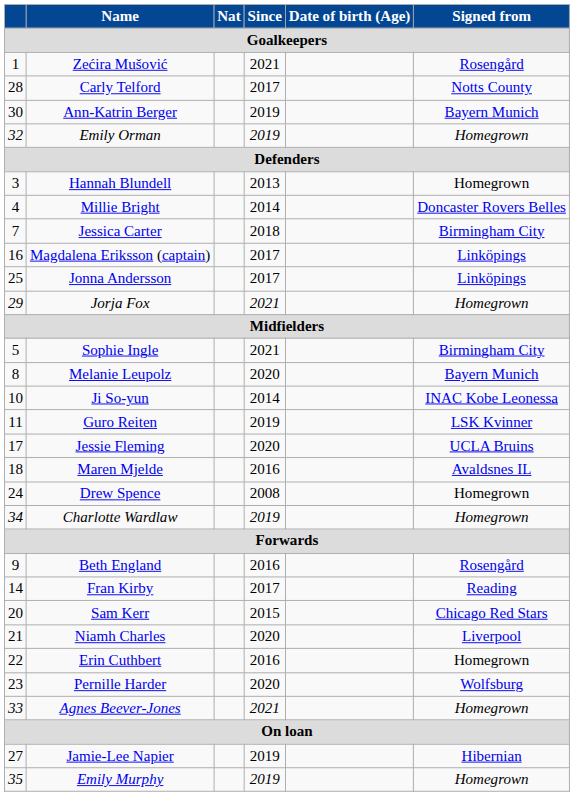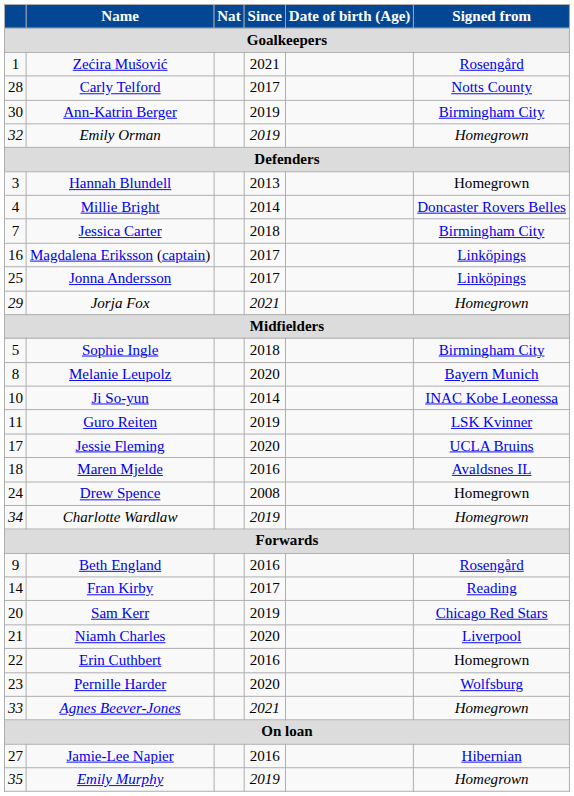(492, 111) Bayern Munich -> (492, 111) Birmingham City
(265, 350) 2021 -> (265, 350) 2018
(265, 612) 2015 -> (265, 612) 2019
(265, 755) 2019 -> (265, 755) 2016
